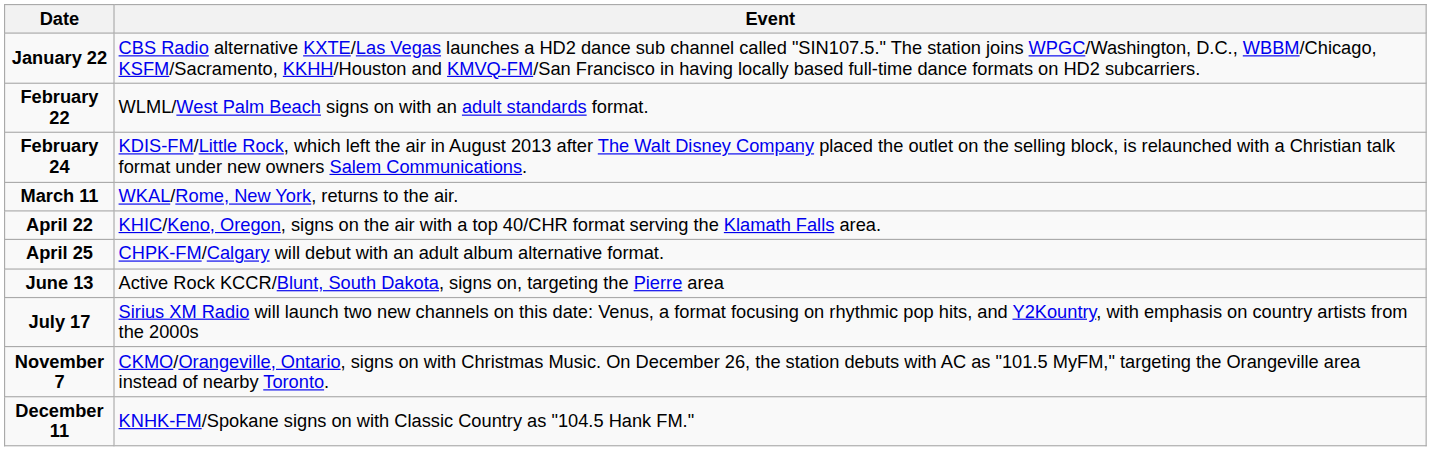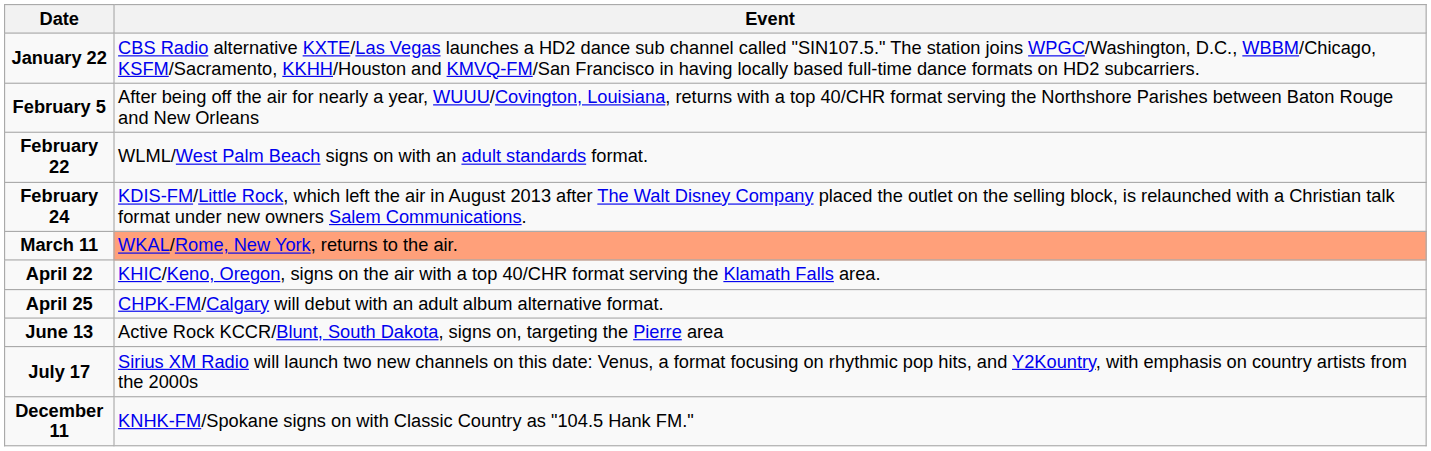+ row: (59, 107)
(288, 196) no background -> (288, 245) lightsalmon background
- row: (59, 371)
